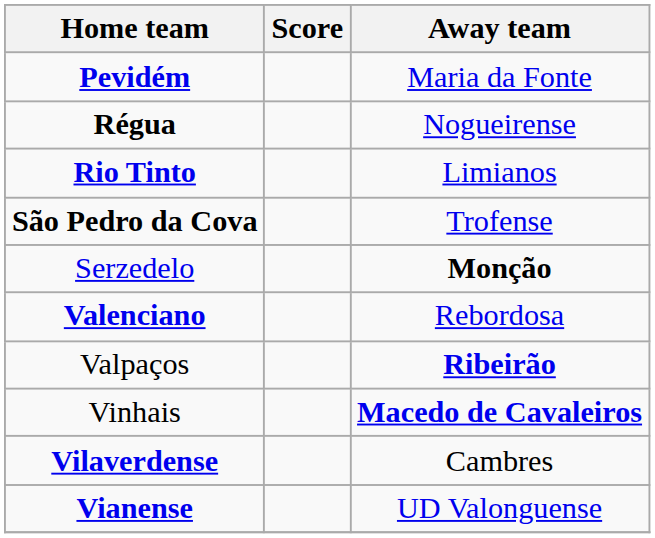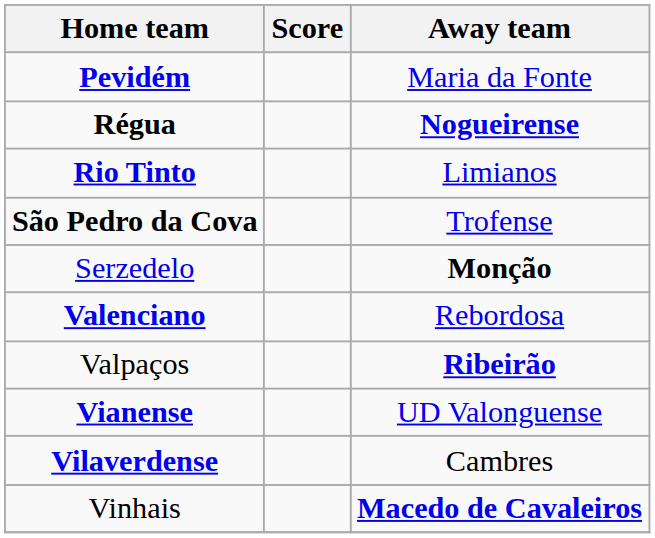(500, 124) normal -> (500, 124) bold
rows swapped: (135, 508) <-> (135, 412)
